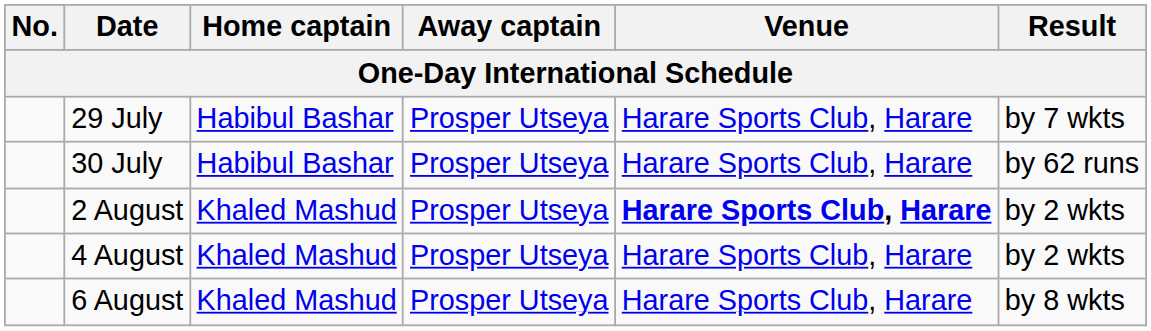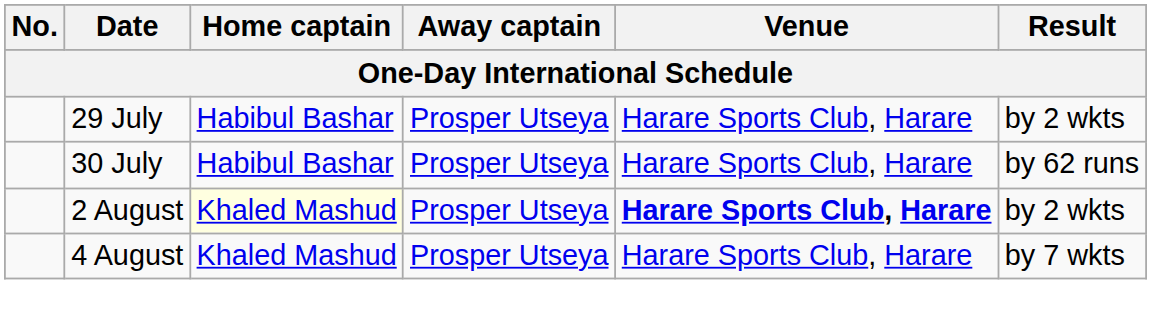(1065, 118) by 7 wkts -> (1065, 118) by 2 wkts
(297, 210) no background -> (297, 210) lightyellow background
(1065, 255) by 2 wkts -> (1065, 255) by 7 wkts
- row: (127, 301)
